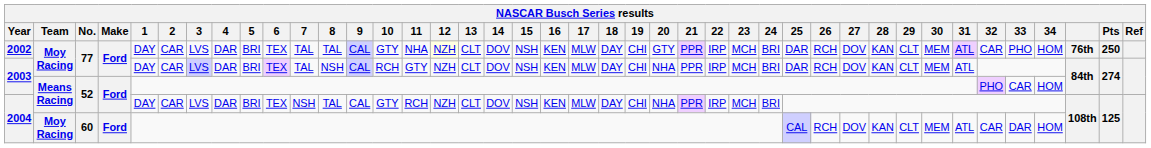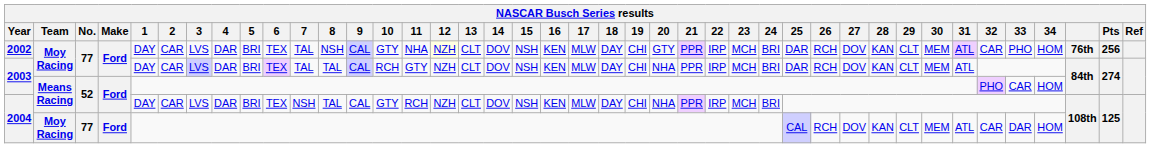(332, 49) TAL -> (332, 49) NSH
(1111, 49) 250 -> (1111, 49) 256
(332, 67) NSH -> (332, 67) TAL
(87, 128) 60 -> (87, 128) 77
